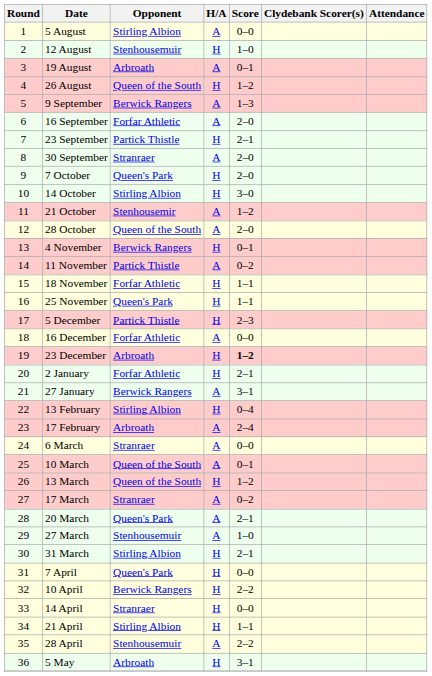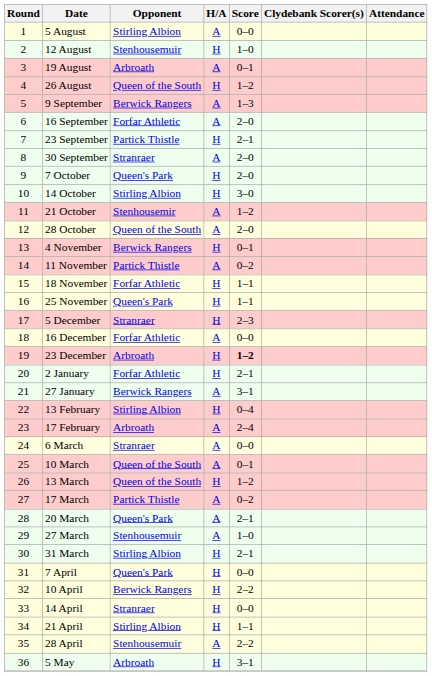(146, 319) Partick Thistle -> (134, 319) Stranraer
(134, 499) Stranraer -> (146, 499) Partick Thistle
